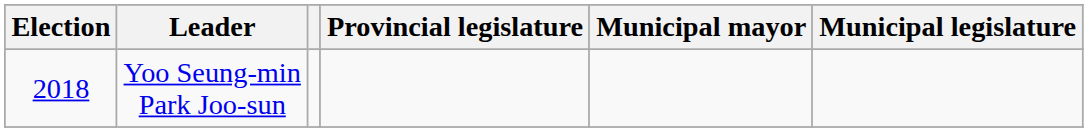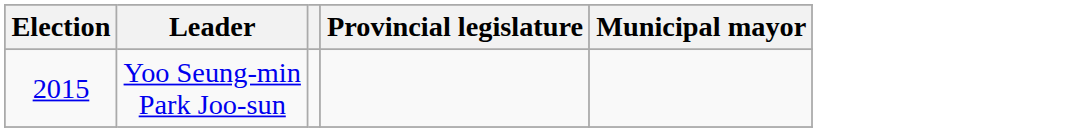- column: (948, 26)
(61, 87) 2018 -> (61, 87) 2015
